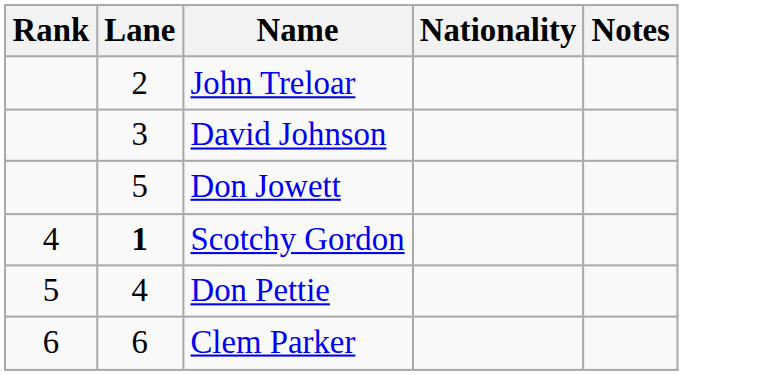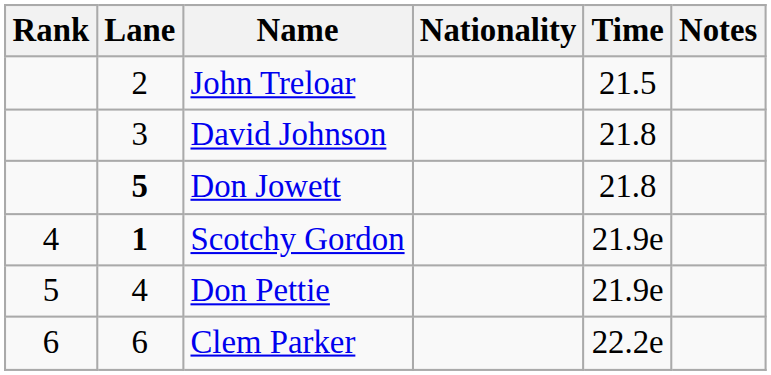+ column: (628, 30)
(140, 186) normal -> (140, 186) bold
